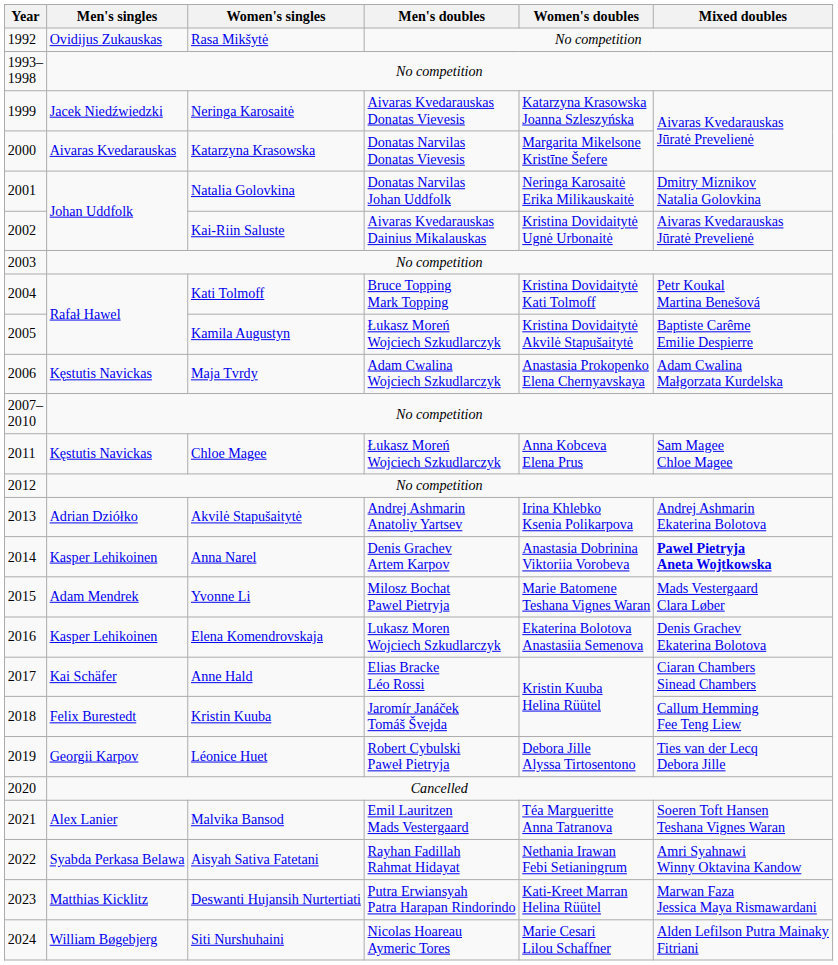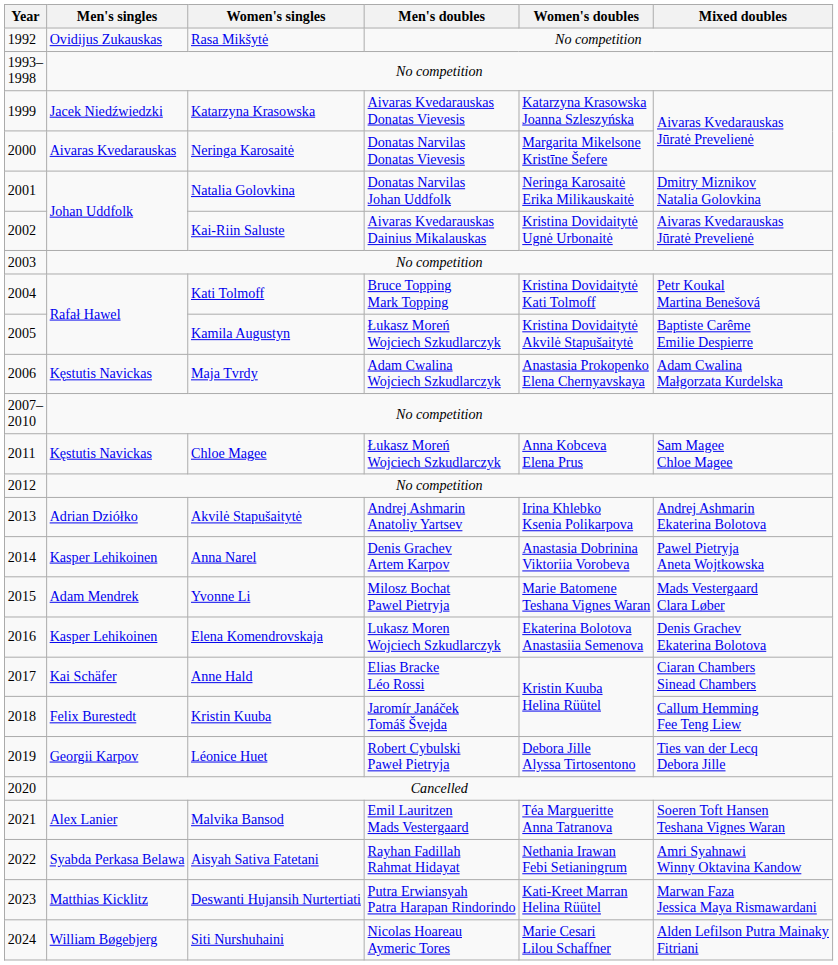(243, 111) Neringa Karosaitė -> (253, 111) Katarzyna Krasowska
(253, 151) Katarzyna Krasowska -> (243, 151) Neringa Karosaitė
(714, 557) bold -> (711, 557) normal
